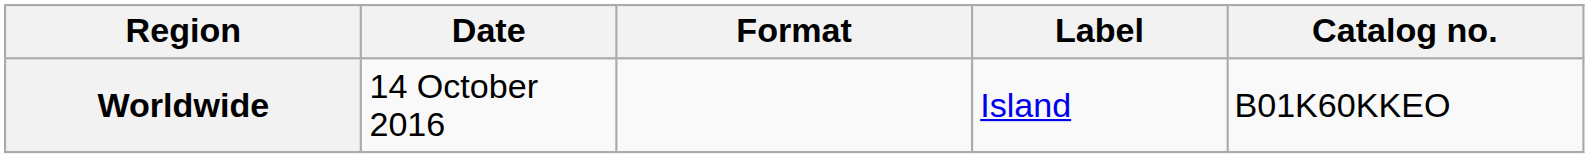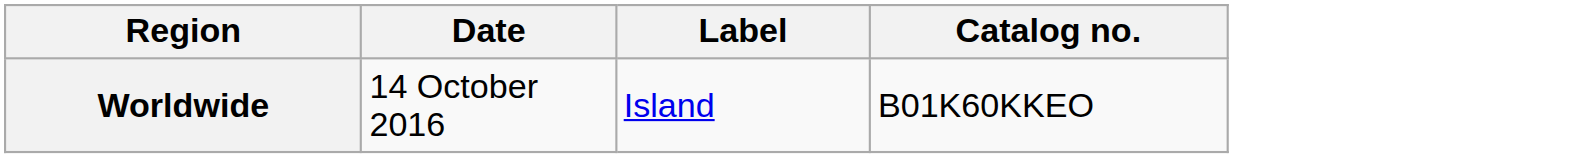- column: (794, 31)
